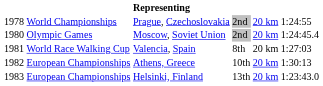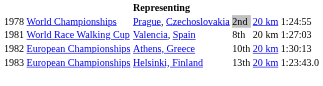- row: (179, 35)
